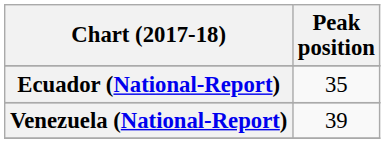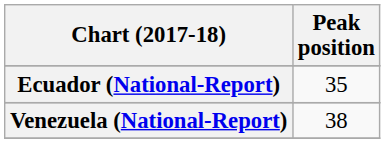(336, 120) 39 -> (336, 120) 38
